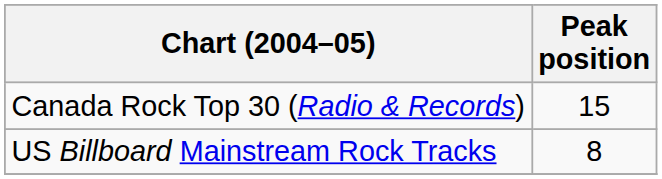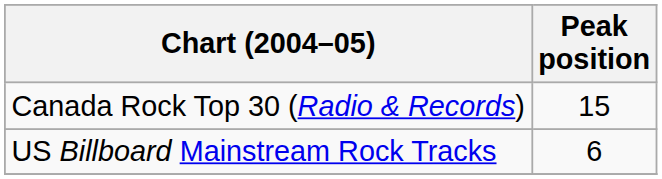(594, 151) 8 -> (594, 151) 6
